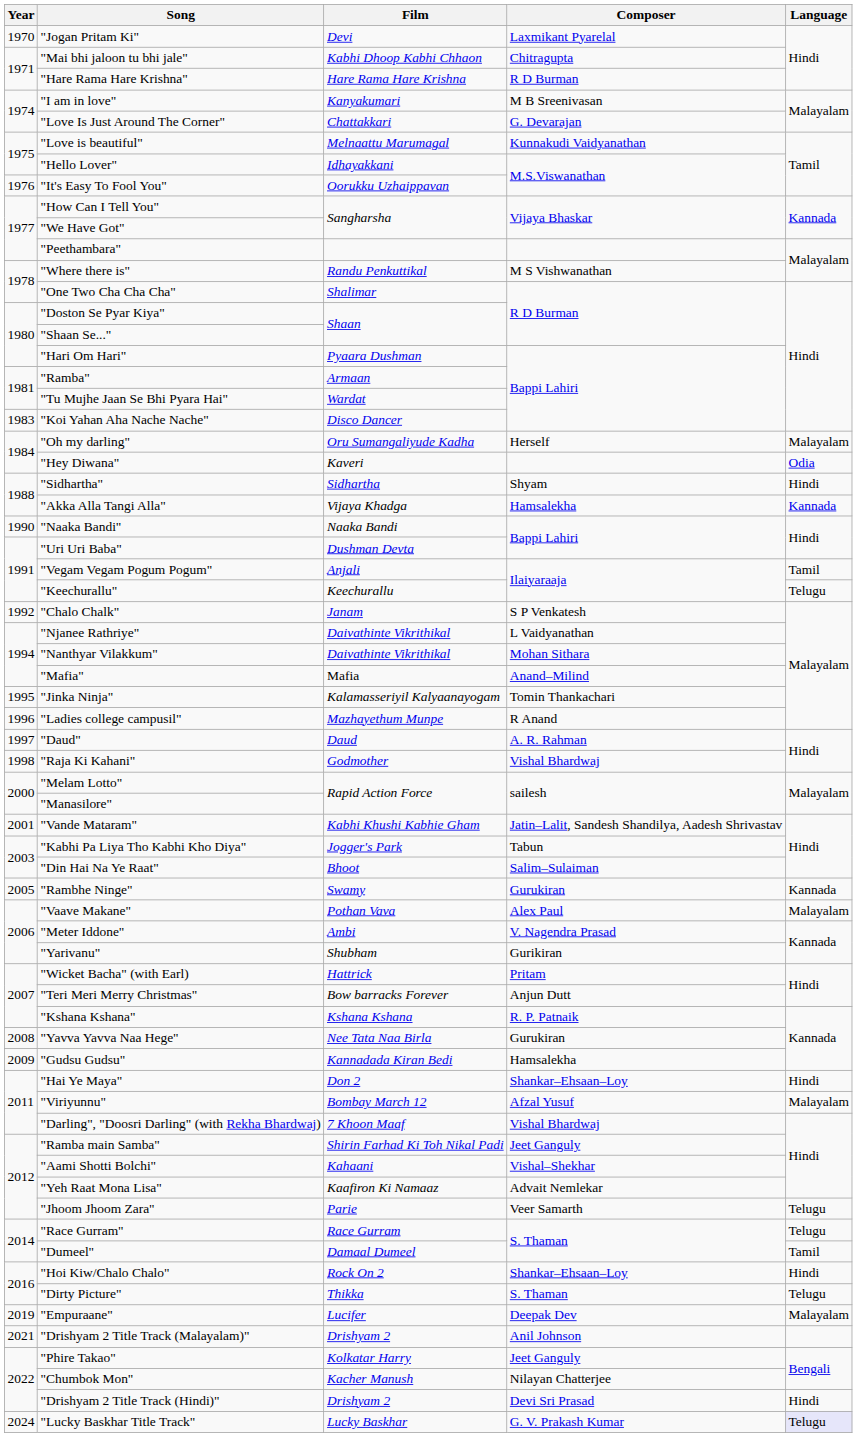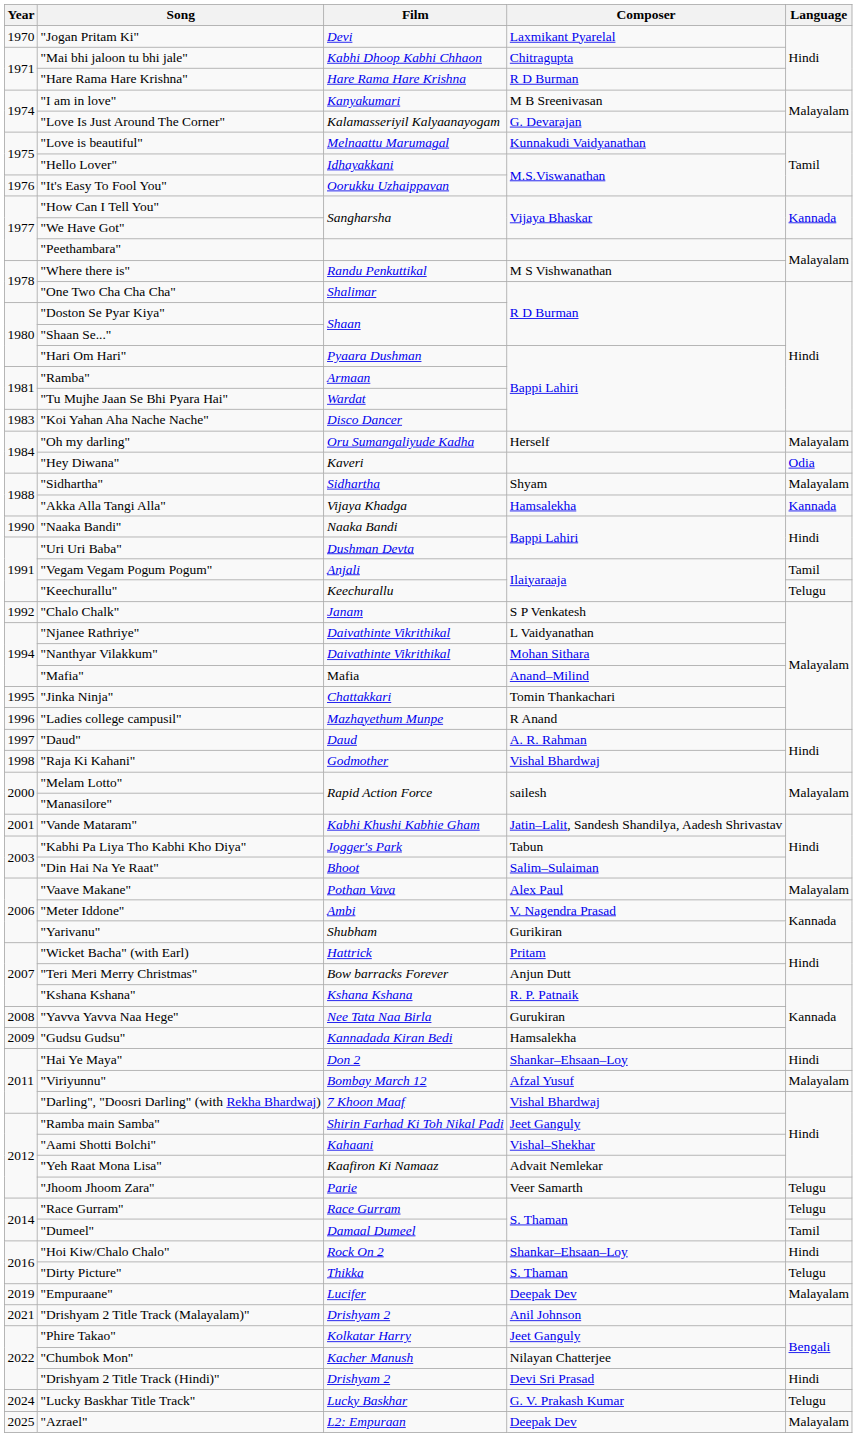(359, 121) Chattakkari -> (413, 121) Kalamasseriyil Kalyaanayogam
(804, 484) Hindi -> (819, 484) Malayalam
(413, 697) Kalamasseriyil Kalyaanayogam -> (359, 697) Chattakkari
- row: (87, 889)
(807, 1421) lavender background -> (807, 1400) no background
+ row: (64, 1421)
